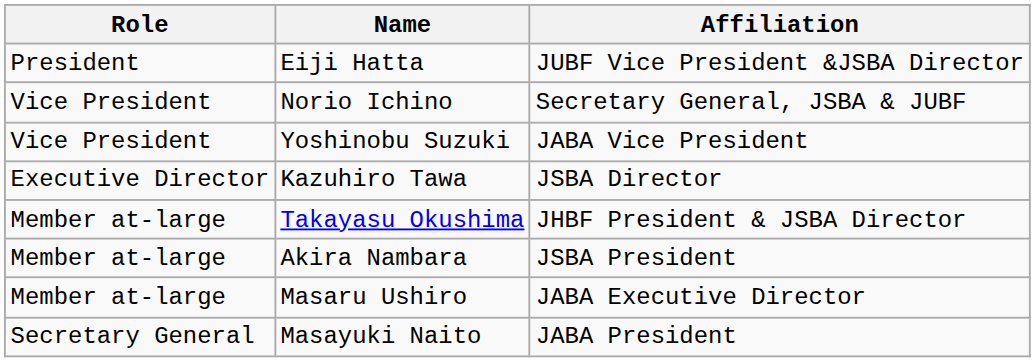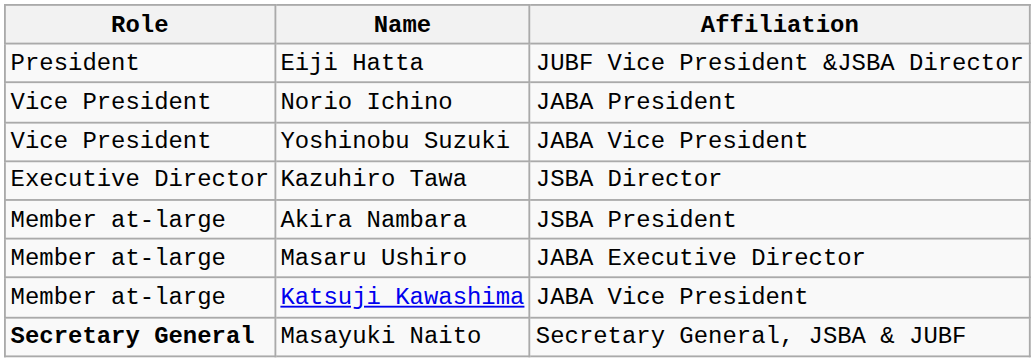(751, 102) Secretary General, JSBA & JUBF -> (636, 102) JABA President
- row: (402, 219)
+ row: (402, 297)
(133, 336) normal -> (133, 336) bold
(636, 336) JABA President -> (751, 336) Secretary General, JSBA & JUBF
